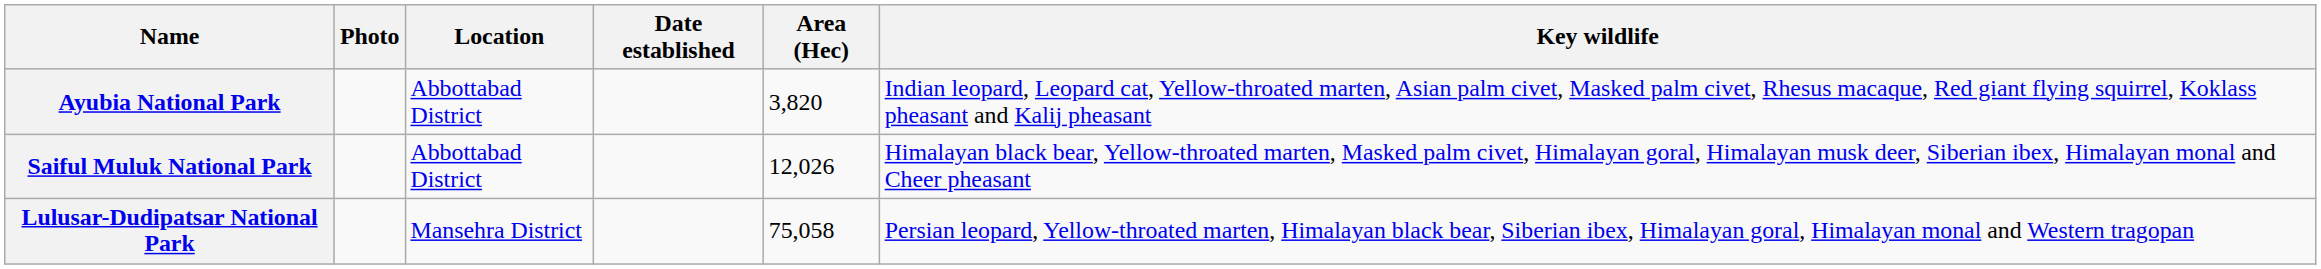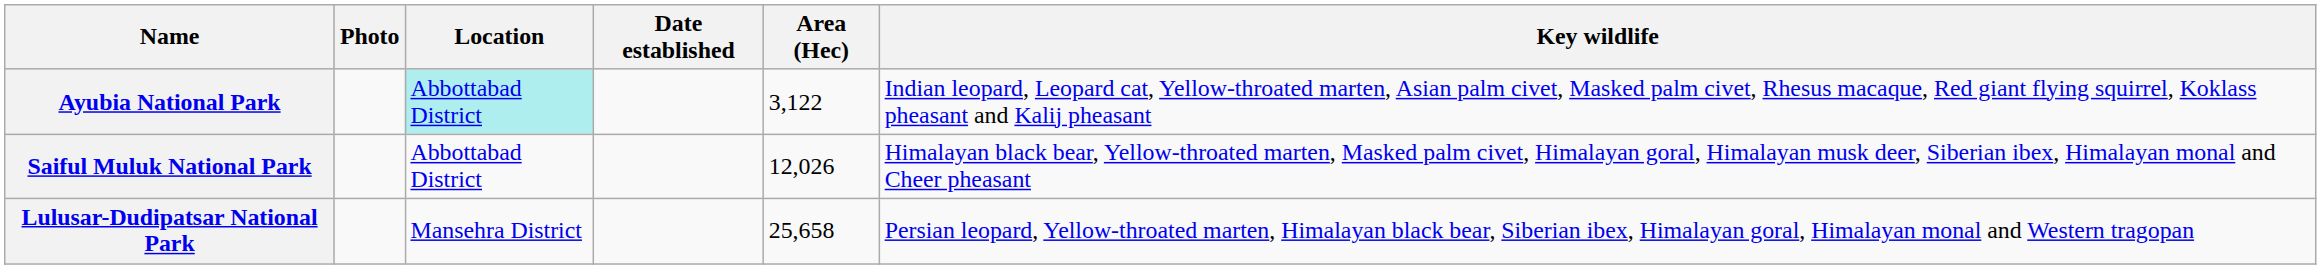(466, 101) no background -> (466, 101) paleturquoise background
(796, 101) 3,820 -> (796, 101) 3,122
(802, 230) 75,058 -> (802, 230) 25,658
